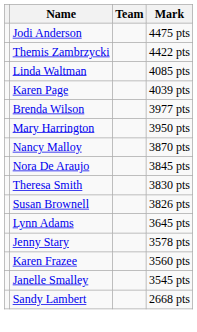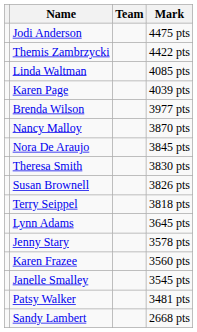- row: (53, 128)
+ row: (45, 204)
+ row: (44, 299)
